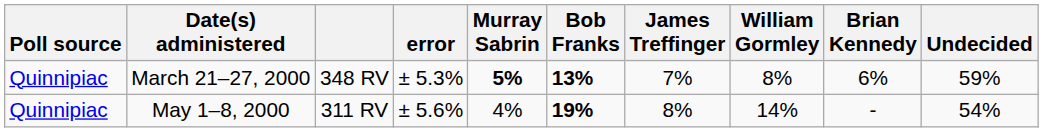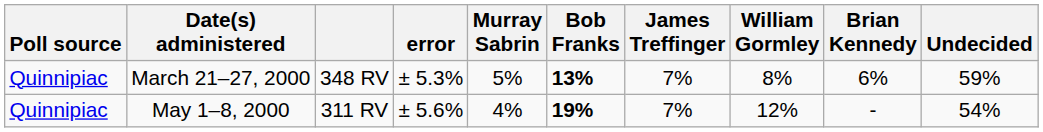(507, 77) bold -> (507, 77) normal
(677, 110) 8% -> (677, 110) 7%
(777, 110) 14% -> (777, 110) 12%
